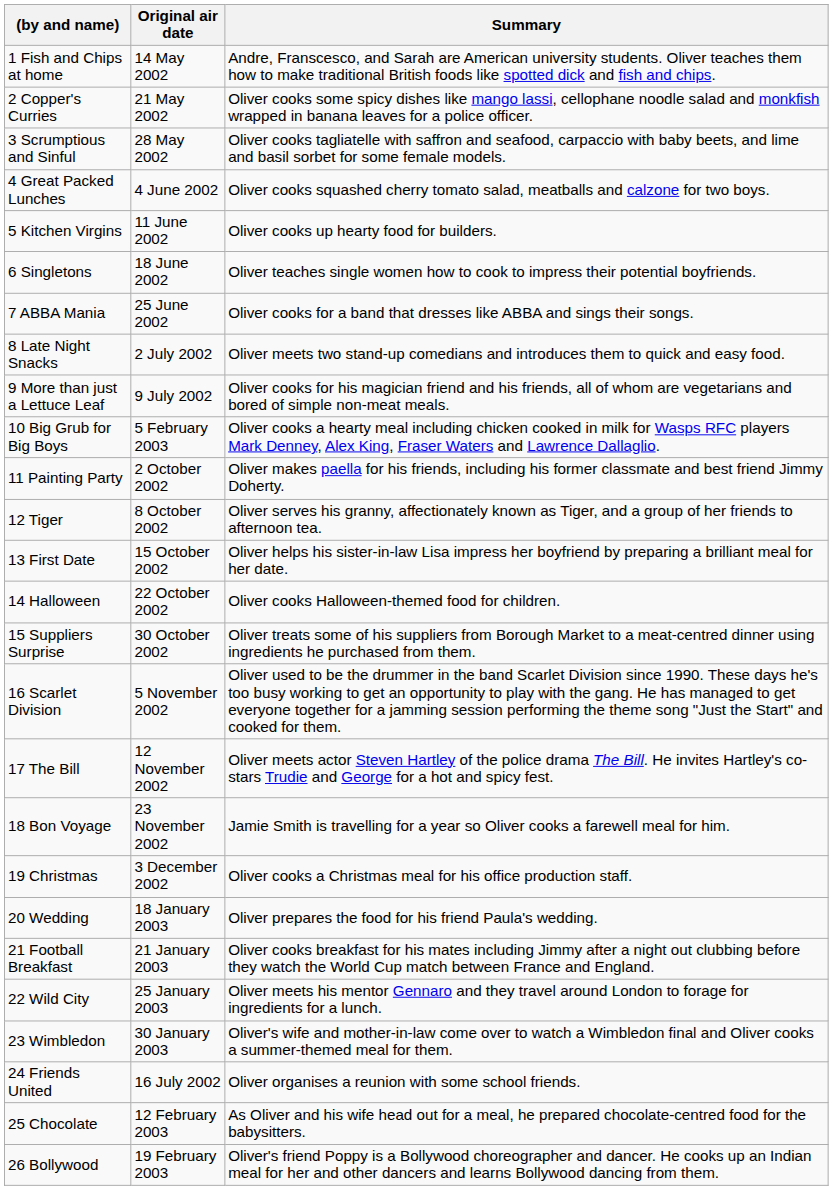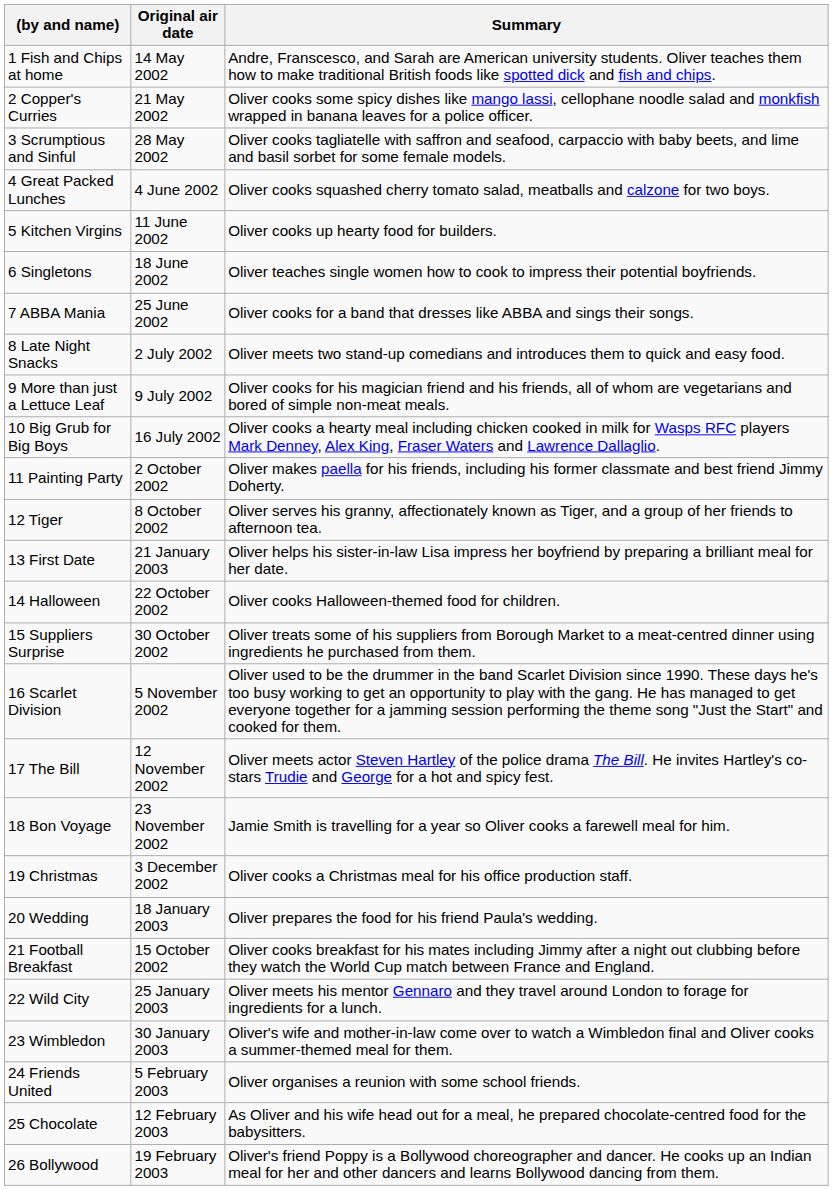(171, 437) 5 February 2003 -> (178, 437) 16 July 2002
(172, 560) 15 October 2002 -> (172, 560) 21 January 2003
(172, 958) 21 January 2003 -> (172, 958) 15 October 2002
(178, 1082) 16 July 2002 -> (171, 1082) 5 February 2003
